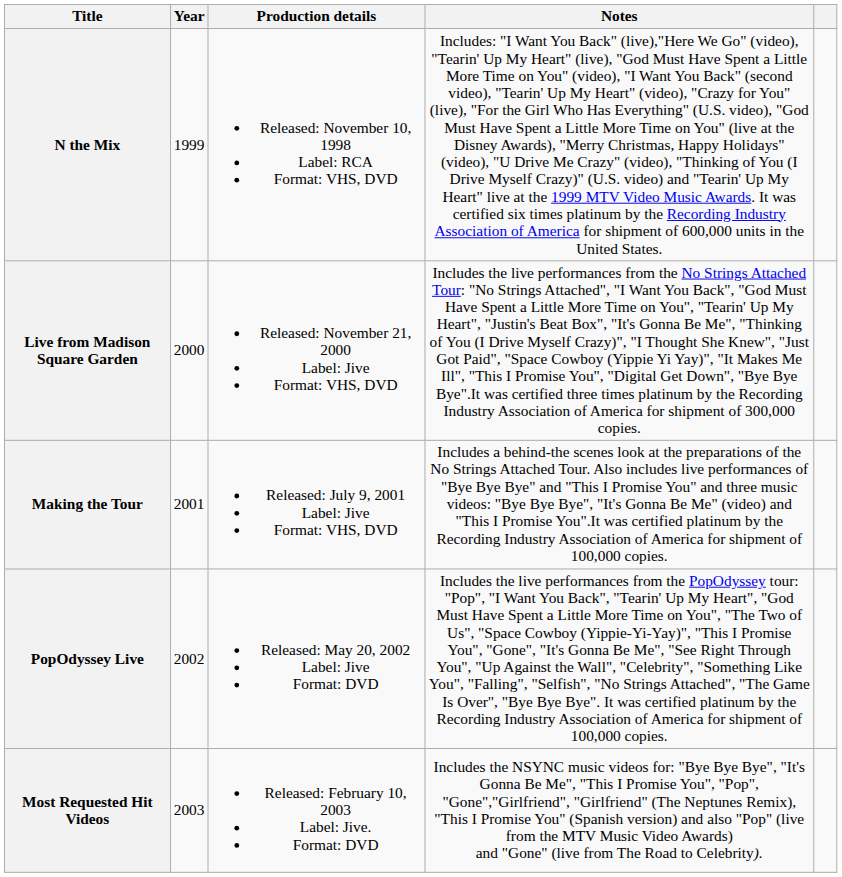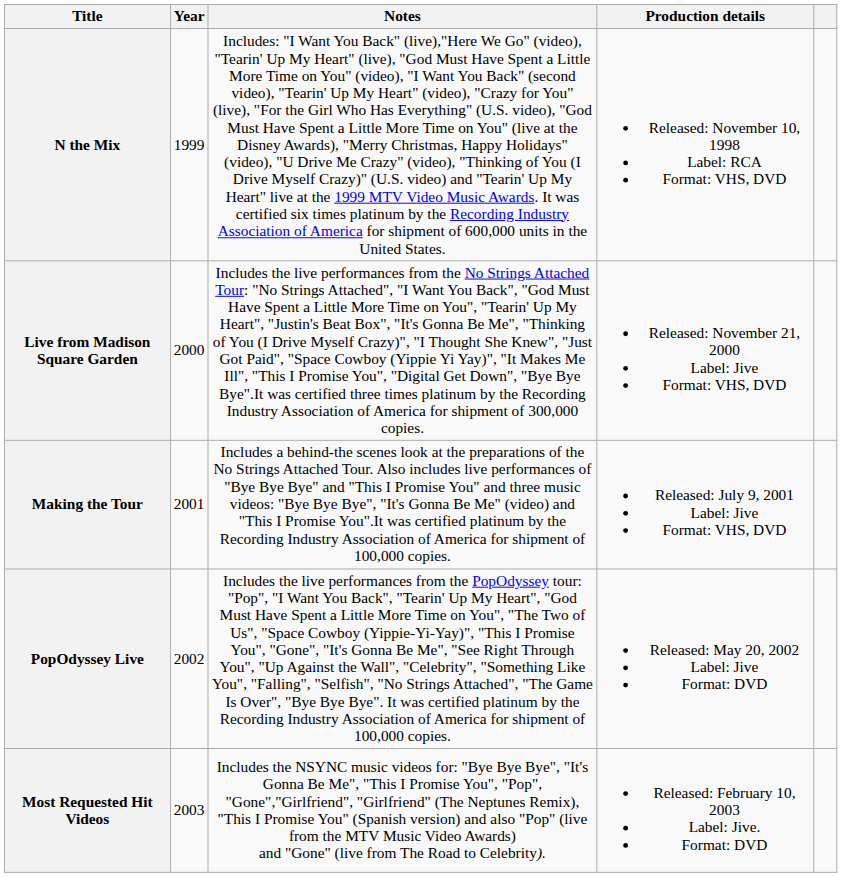columns swapped: (316, 16) <-> (619, 16)
